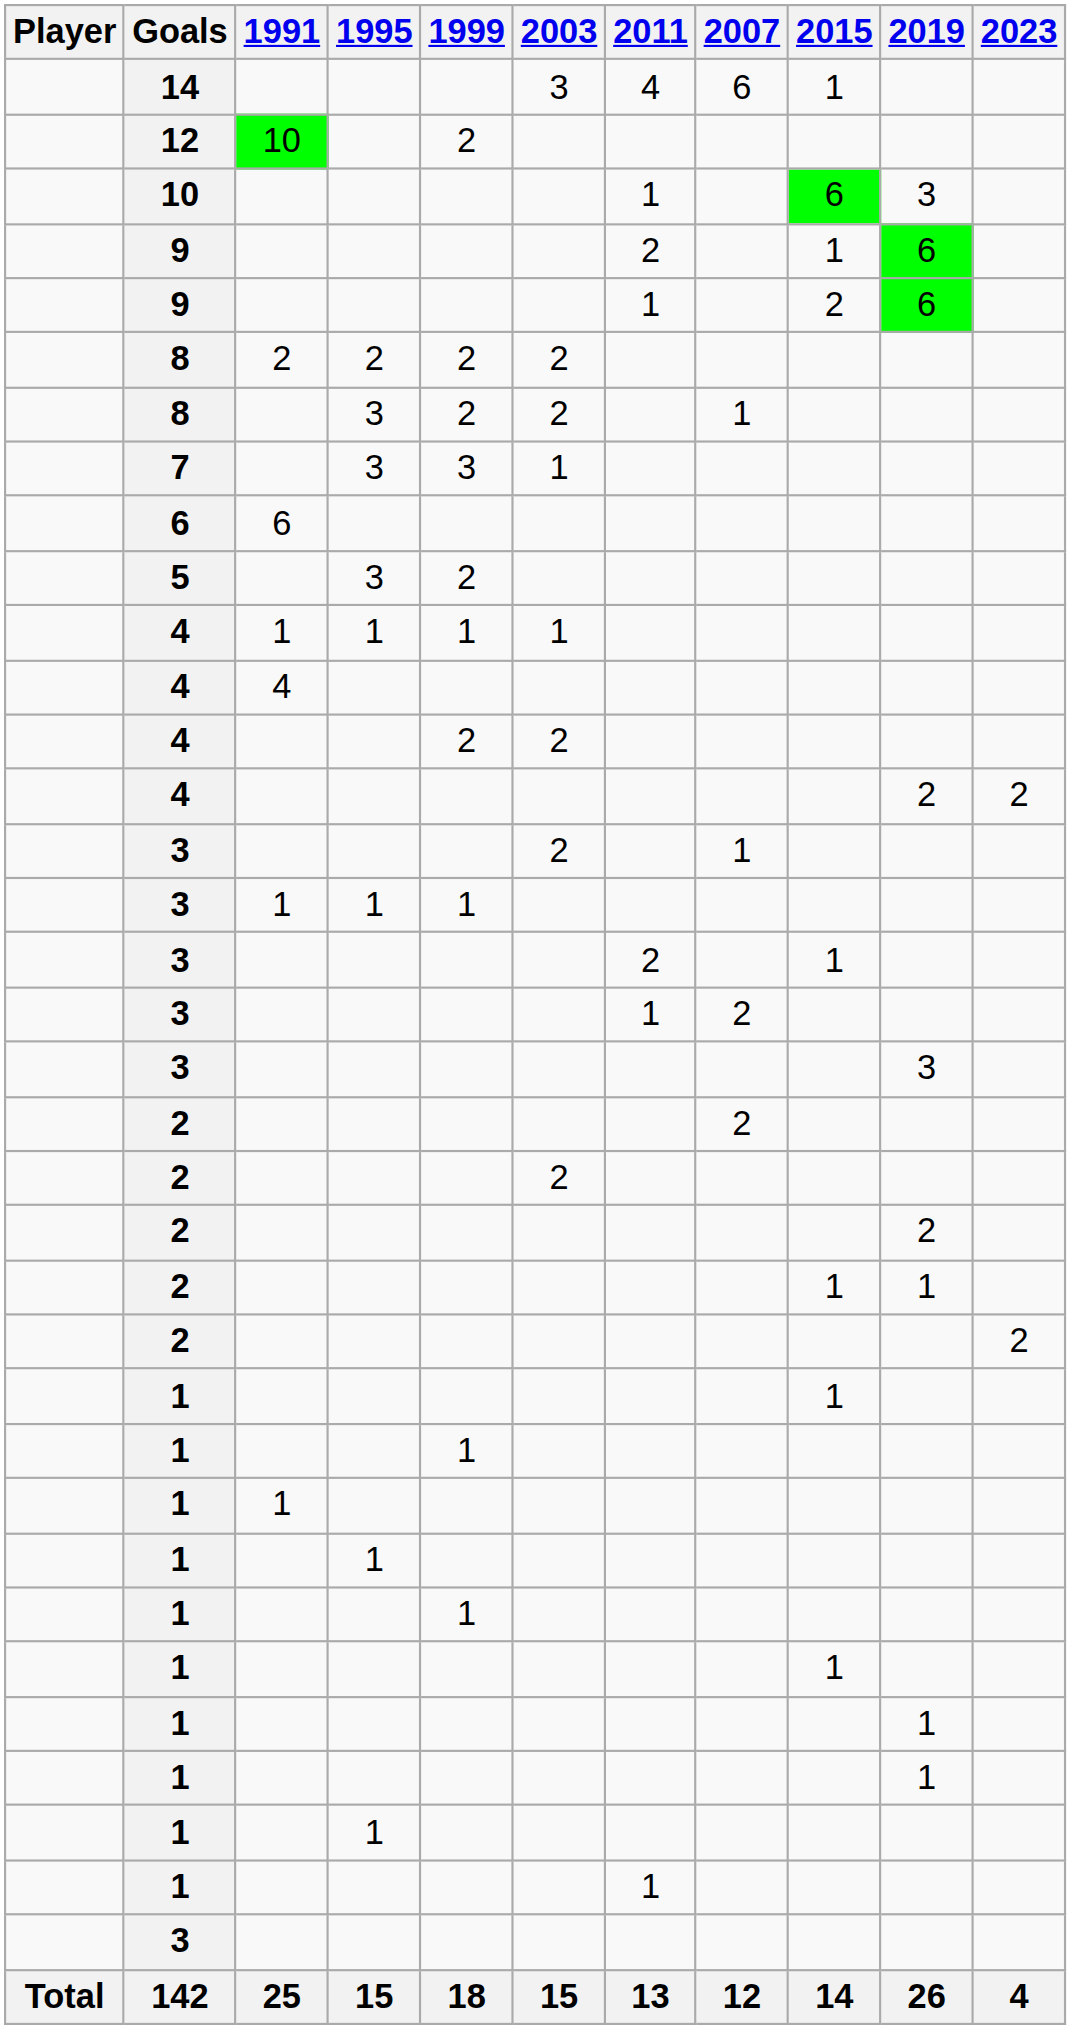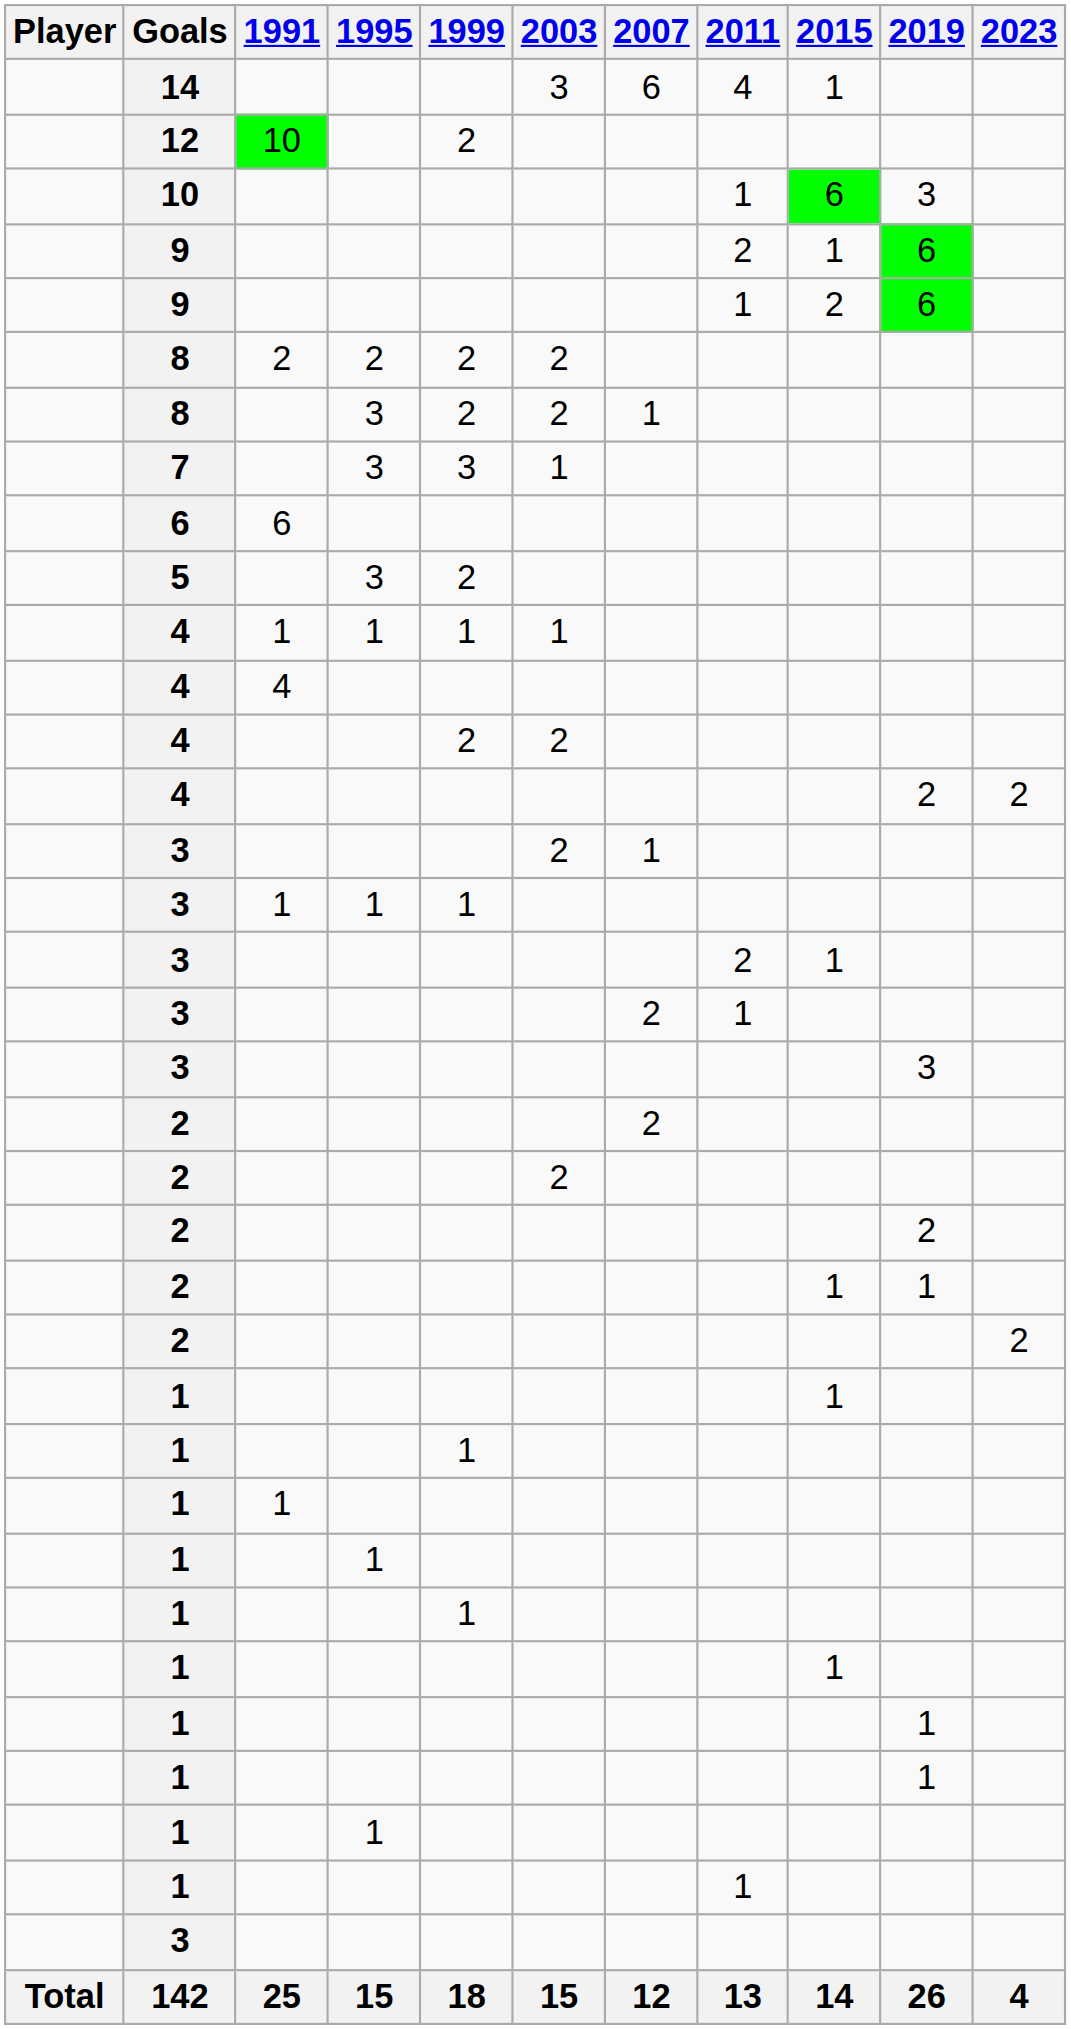columns swapped: (742, 31) <-> (650, 31)
